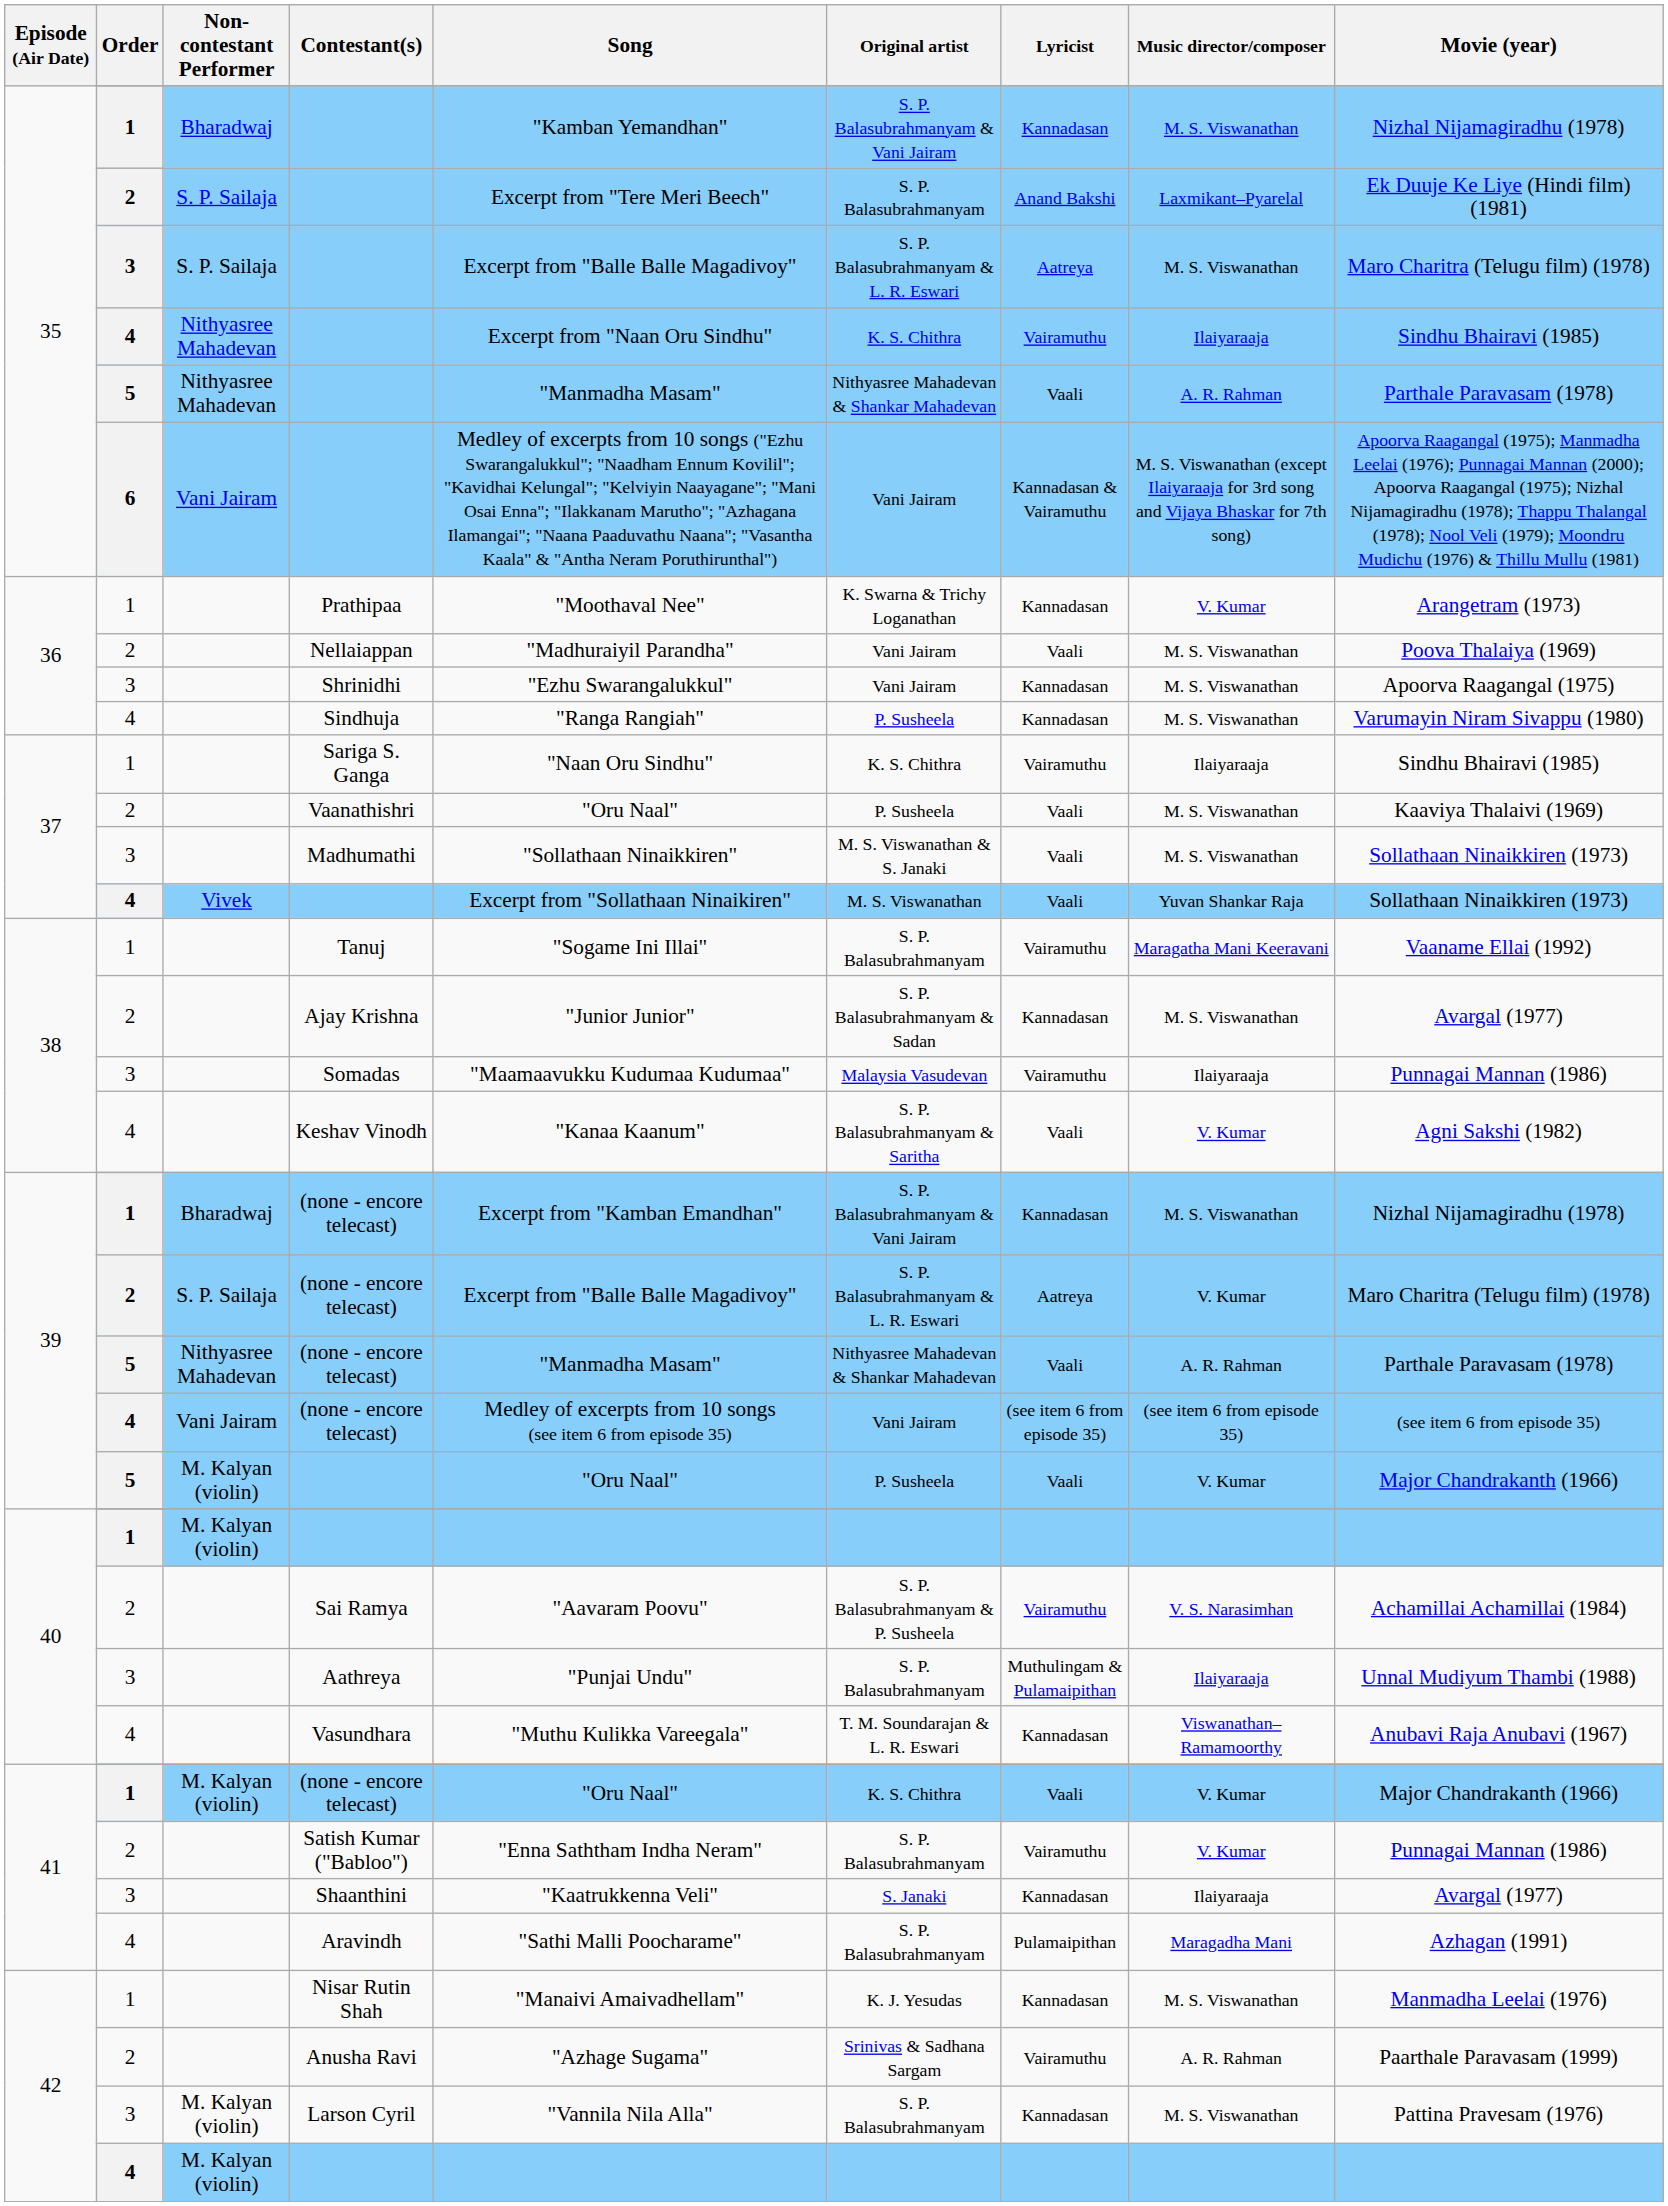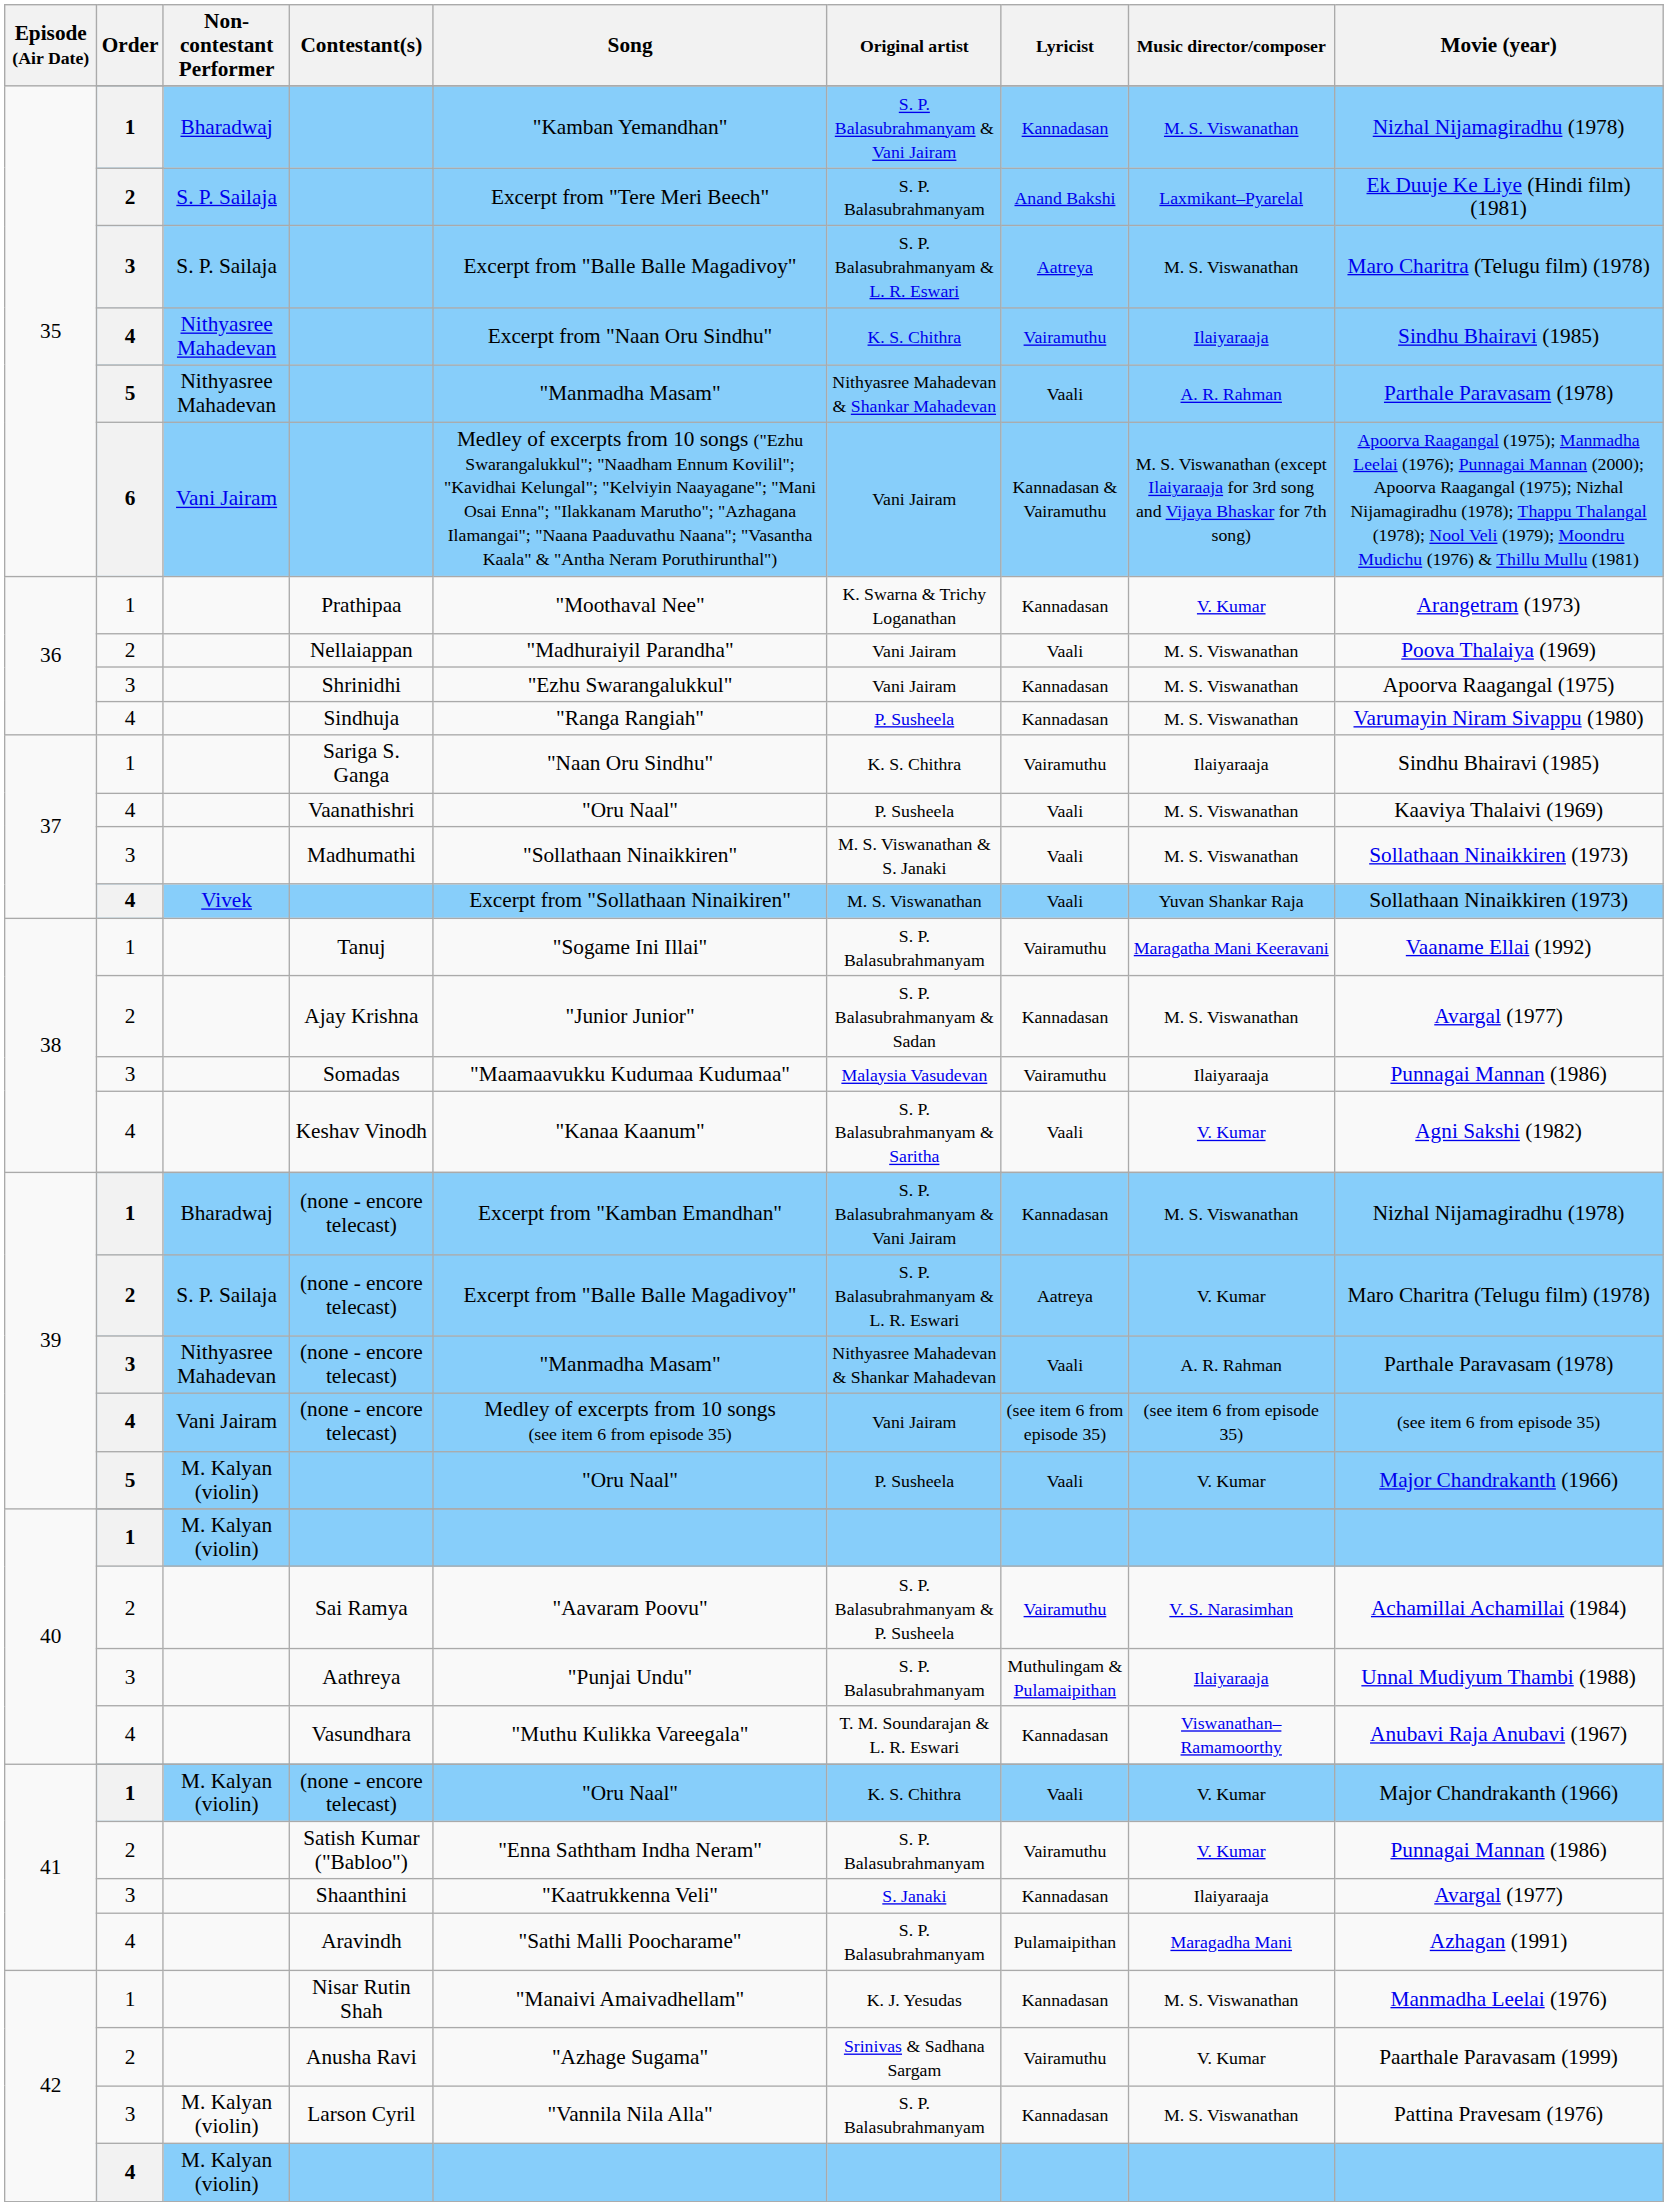(130, 809) 2 -> (130, 809) 4
(130, 1364) 5 -> (130, 1364) 3
(1231, 2058) A. R. Rahman -> (1231, 2058) V. Kumar
